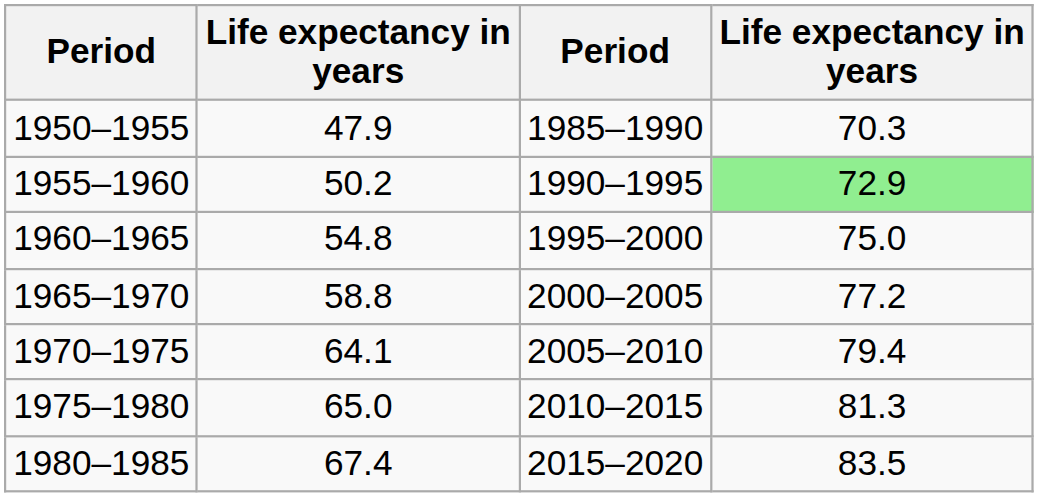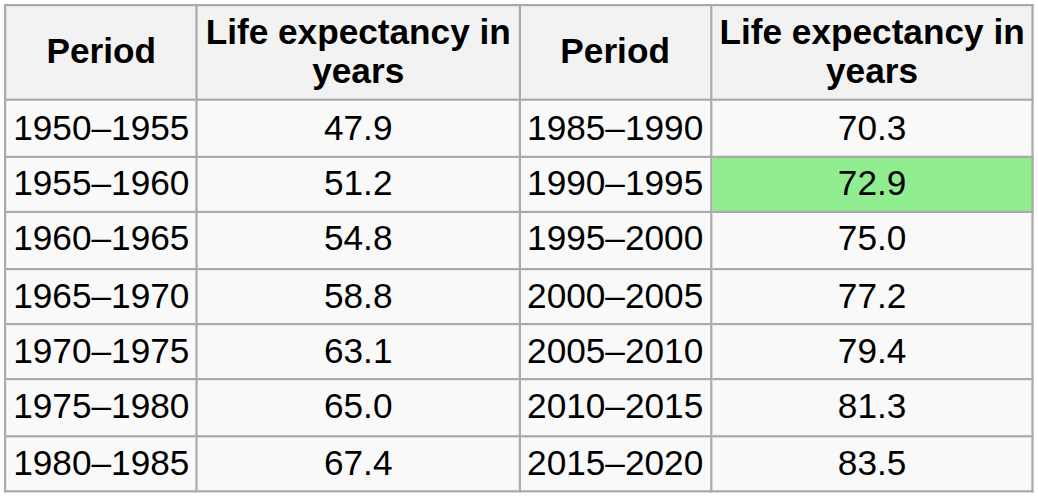(358, 183) 50.2 -> (358, 183) 51.2
(358, 351) 64.1 -> (358, 351) 63.1
